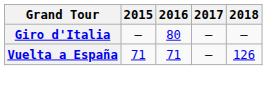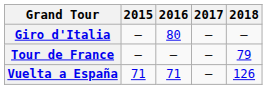+ row: (63, 54)
